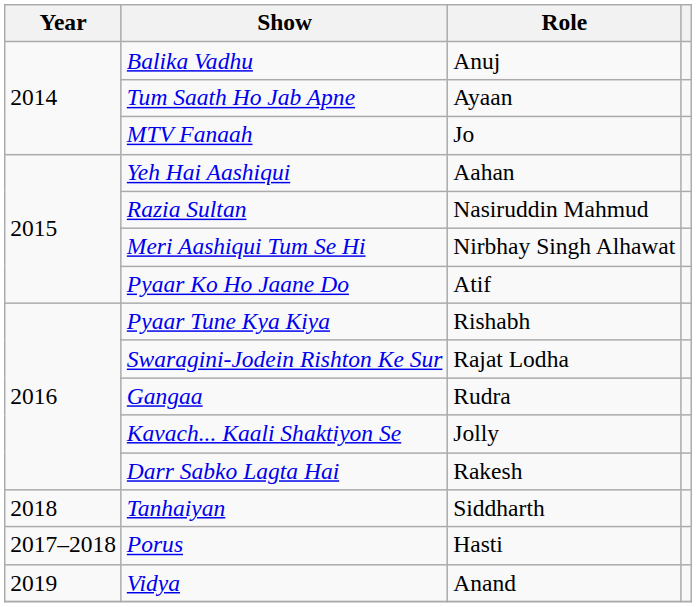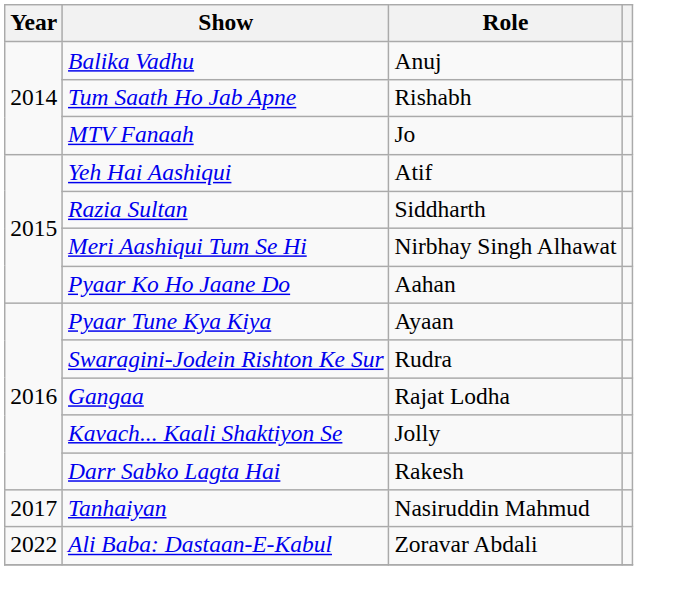(483, 97) Ayaan -> (433, 97) Rishabh
(484, 172) Aahan -> (413, 172) Atif
(551, 209) Nasiruddin Mahmud -> (440, 209) Siddharth
(472, 284) Atif -> (425, 284) Aahan
(492, 321) Rishabh -> (424, 321) Ayaan
(511, 358) Rajat Lodha -> (423, 358) Rudra
(482, 396) Rudra -> (452, 396) Rajat Lodha
(34, 508) 2018 -> (34, 508) 2017
(499, 508) Siddharth -> (492, 508) Nasiruddin Mahmud
- row: (155, 545)
- row: (153, 582)
+ row: (200, 545)
